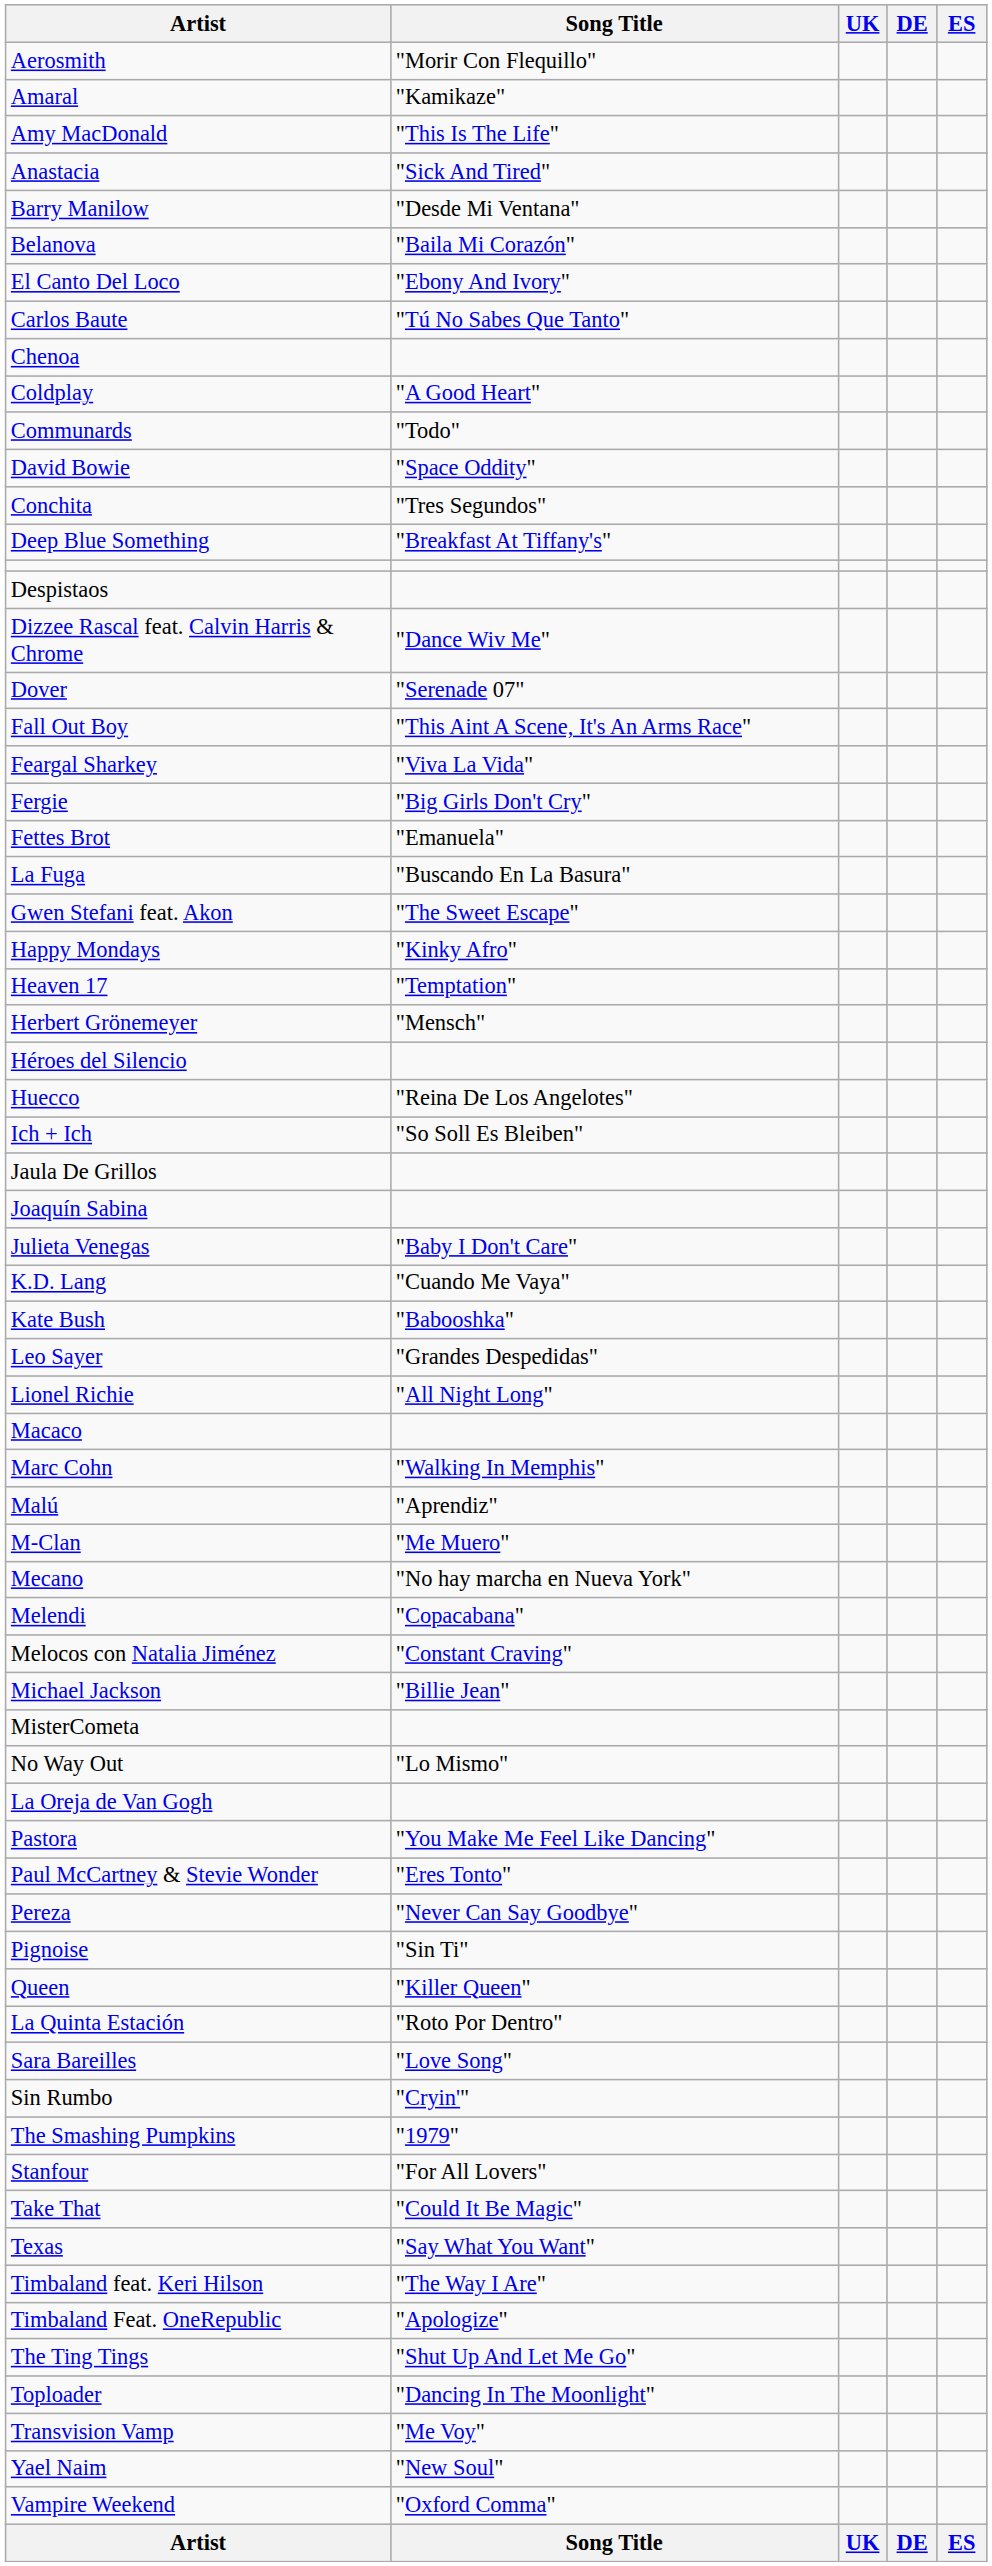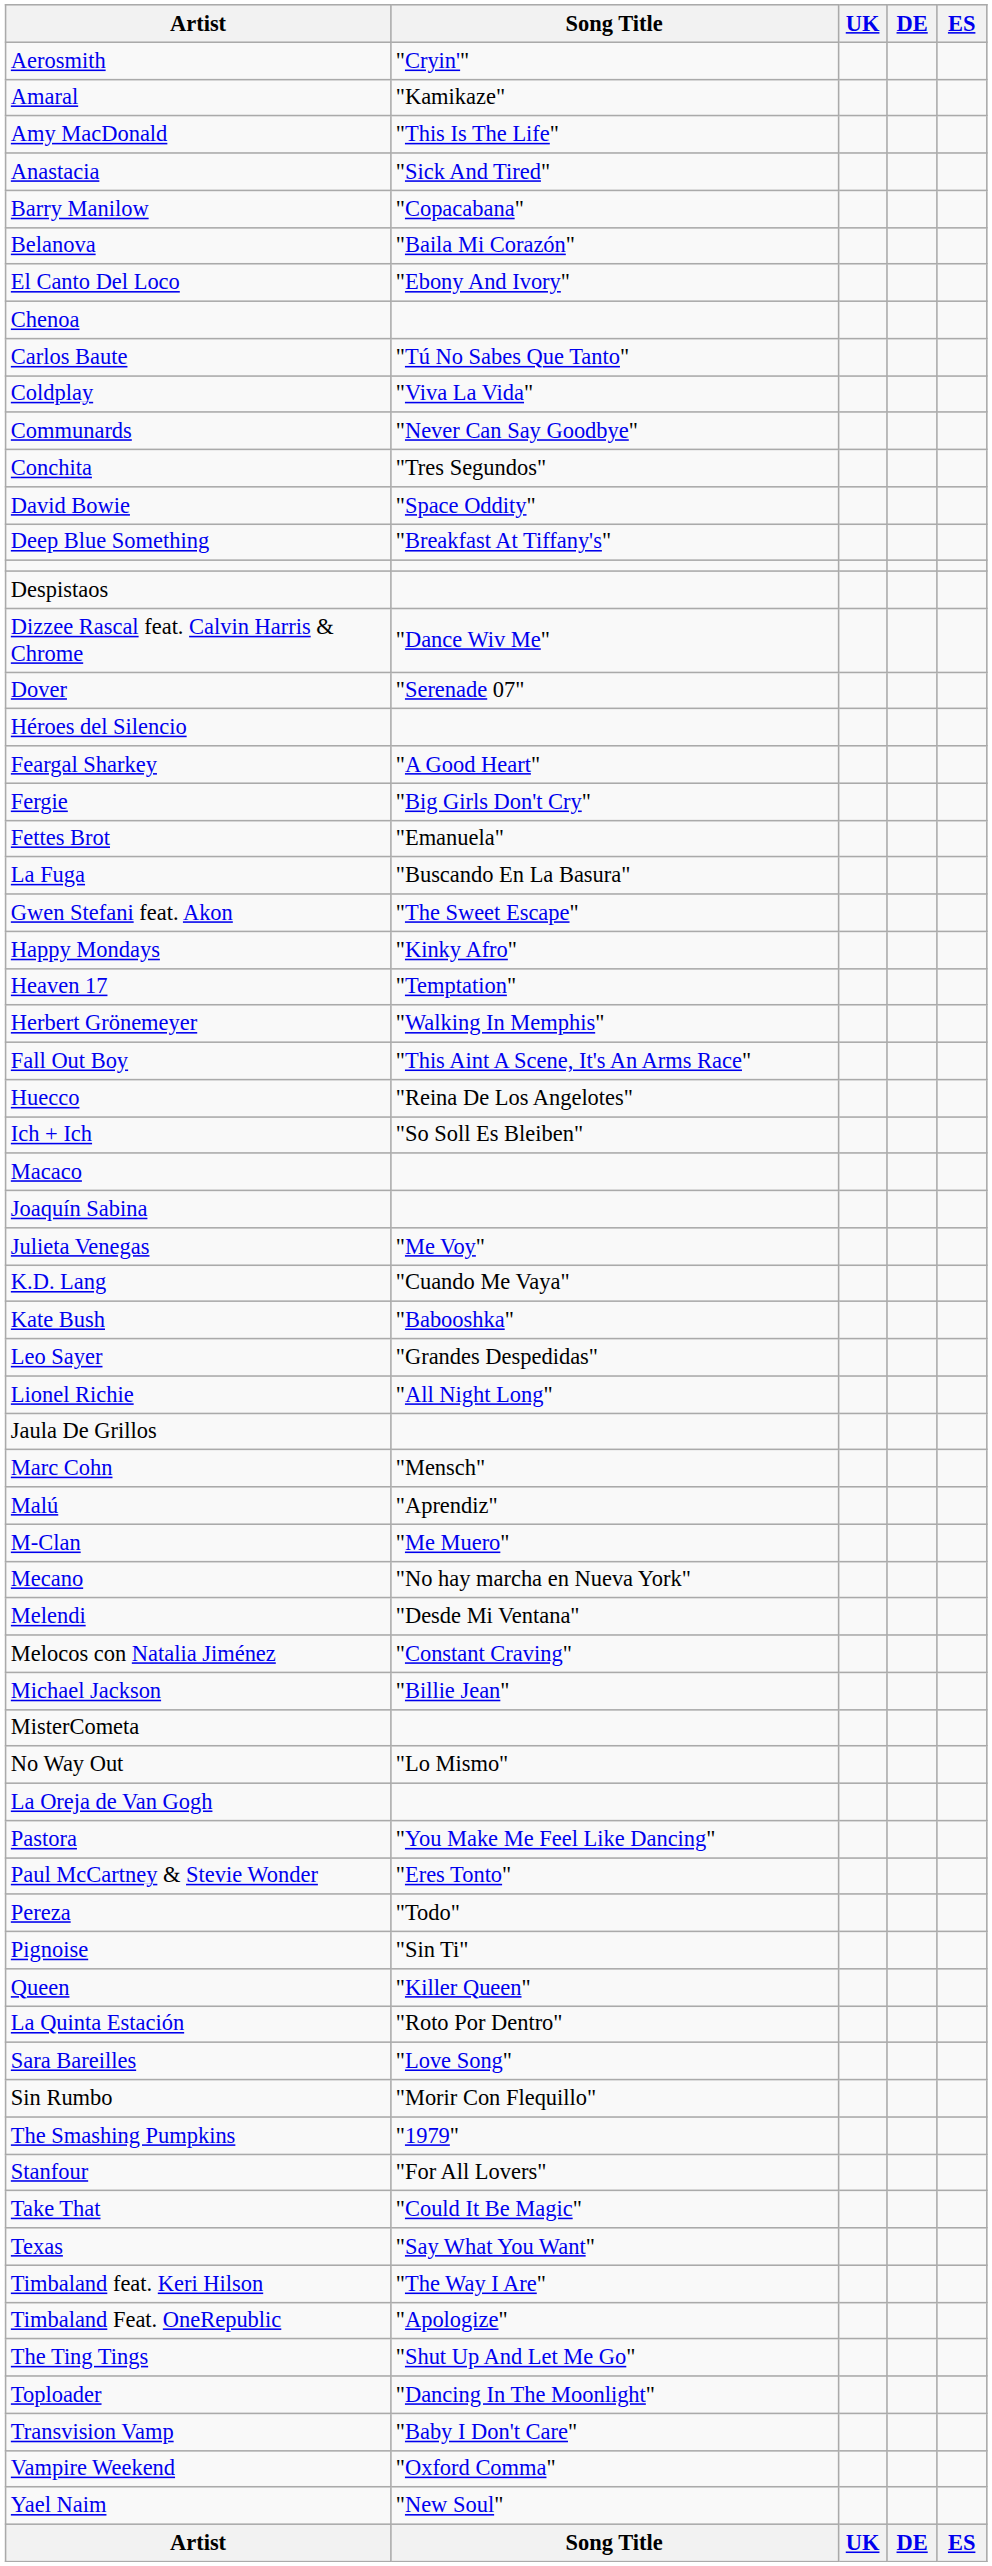(496, 60) "Morir Con Flequillo" -> (433, 60) "Cryin'"
(488, 208) "Desde Mi Ventana" -> (460, 208) "Copacabana"
rows swapped: (69, 319) <-> (45, 356)
(468, 393) "A Good Heart" -> (464, 393) "Viva La Vida"
(428, 430) "Todo" -> (517, 430) "Never Can Say Goodbye"
rows swapped: (51, 504) <-> (70, 467)
rows swapped: (69, 726) <-> (99, 1060)
(464, 764) "Viva La Vida" -> (468, 764) "A Good Heart"
(440, 1023) "Mensch" -> (500, 1023) "Walking In Memphis"
rows swapped: (84, 1171) <-> (46, 1430)
(486, 1245) "Baby I Don't Care" -> (440, 1245) "Me Voy"
(500, 1467) "Walking In Memphis" -> (440, 1467) "Mensch"
(460, 1616) "Copacabana" -> (488, 1616) "Desde Mi Ventana"
(517, 1912) "Never Can Say Goodbye" -> (428, 1912) "Todo"
(433, 2097) "Cryin'" -> (496, 2097) "Morir Con Flequillo"
(440, 2431) "Me Voy" -> (486, 2431) "Baby I Don't Care"
rows swapped: (93, 2505) <-> (59, 2468)
